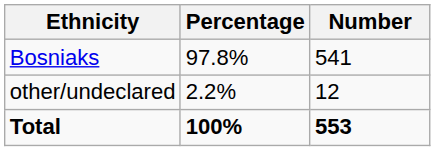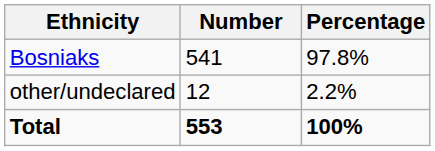columns swapped: (370, 22) <-> (245, 22)
